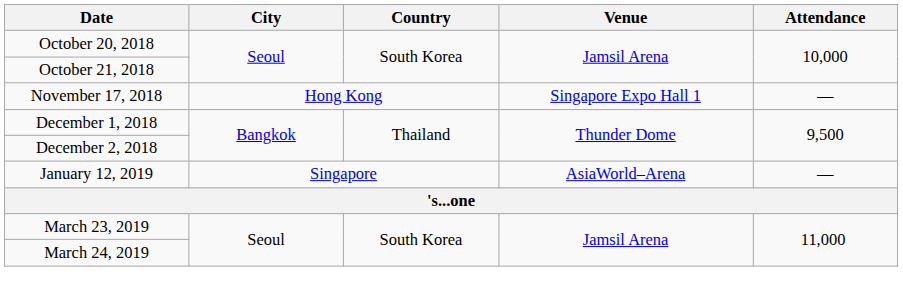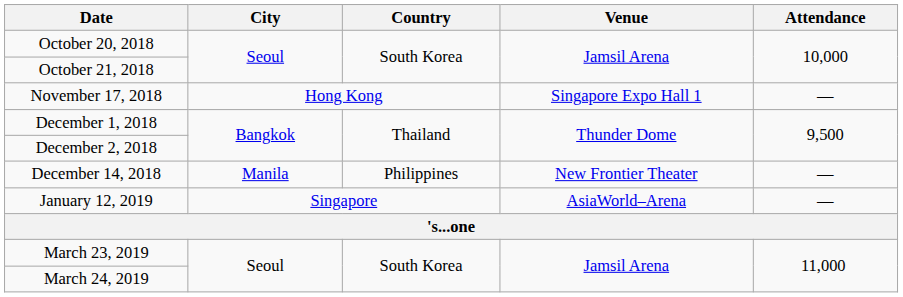+ row: (96, 174)
